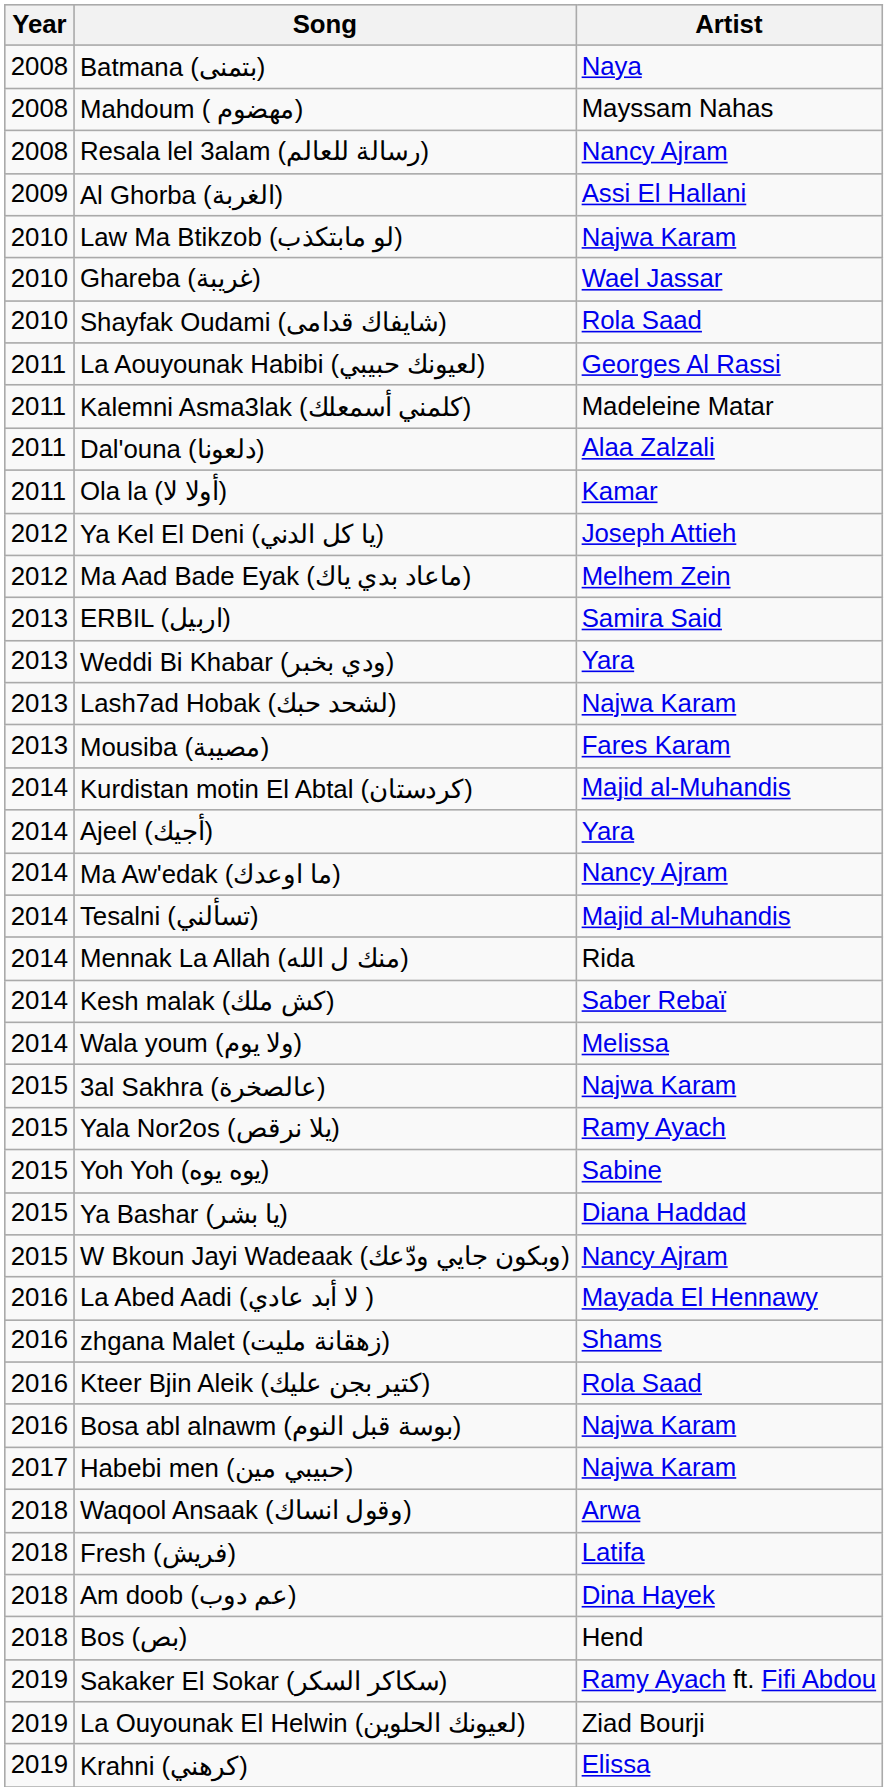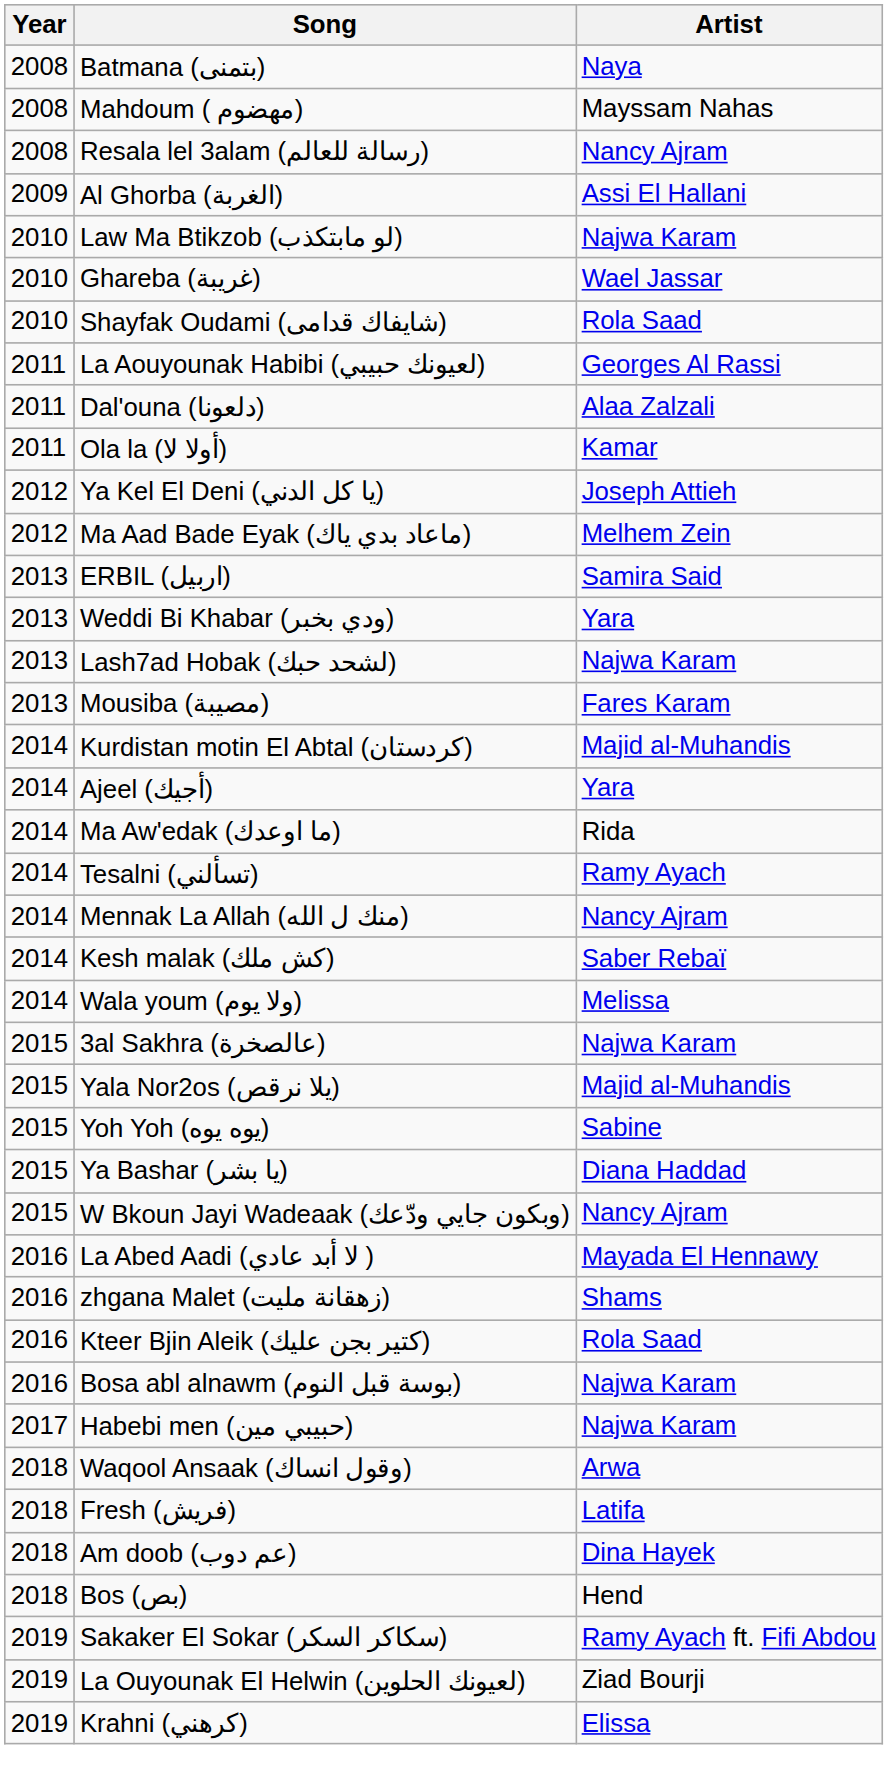- row: (276, 407)
(655, 873) Nancy Ajram -> (608, 830) Rida
(686, 915) Majid al-Muhandis -> (654, 873) Ramy Ayach
(608, 958) Rida -> (655, 915) Nancy Ajram
(654, 1128) Ramy Ayach -> (686, 1085) Majid al-Muhandis
